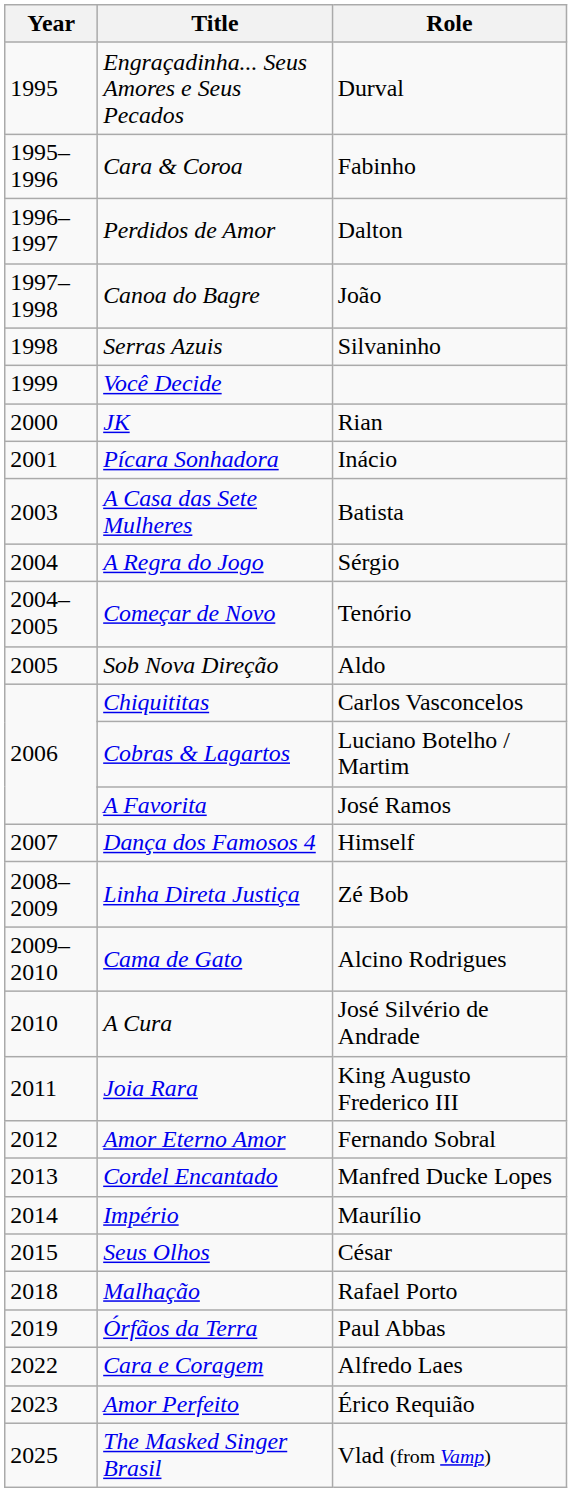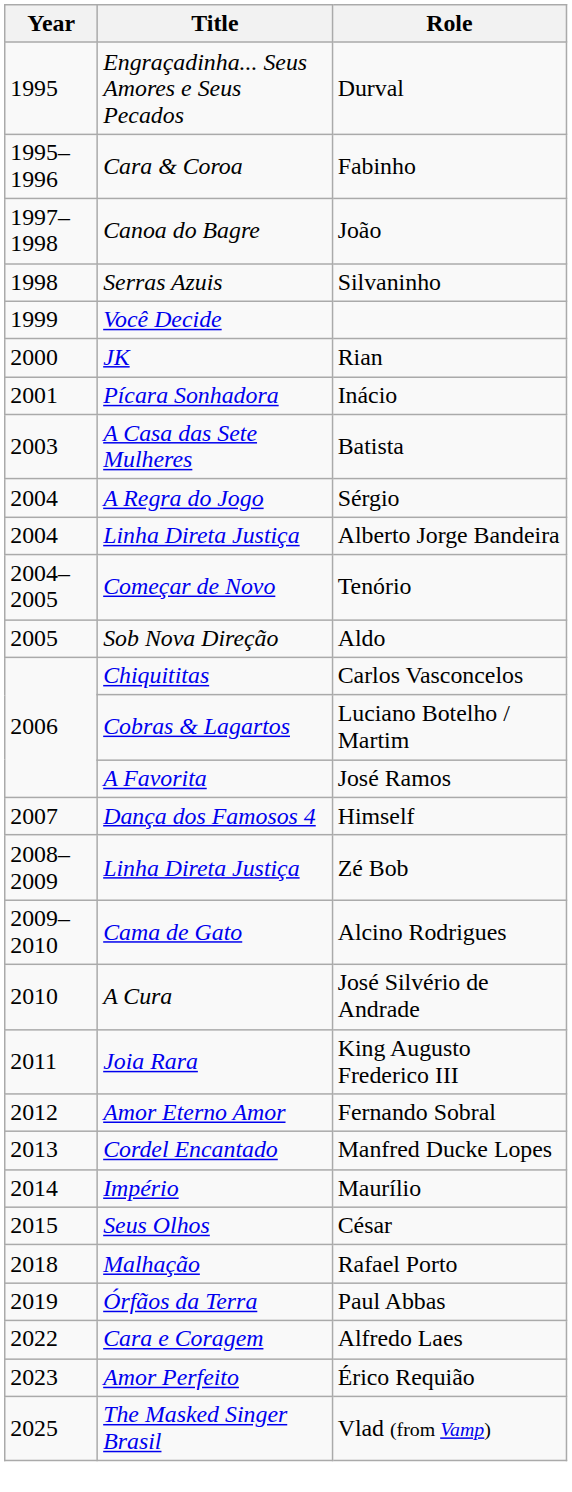- row: (370, 230)
+ row: (449, 535)
